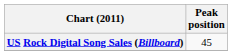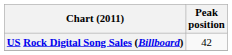(207, 42) 45 -> (207, 42) 42
